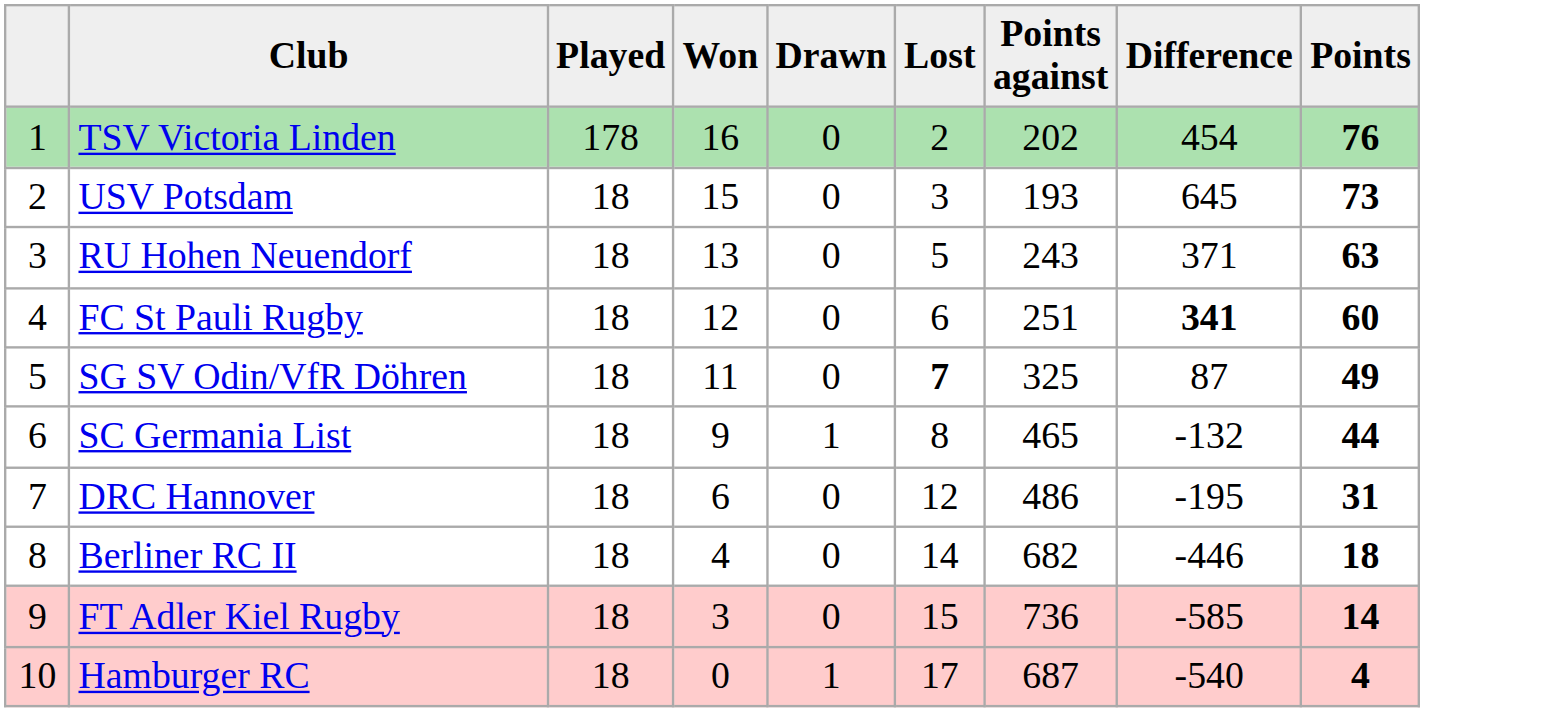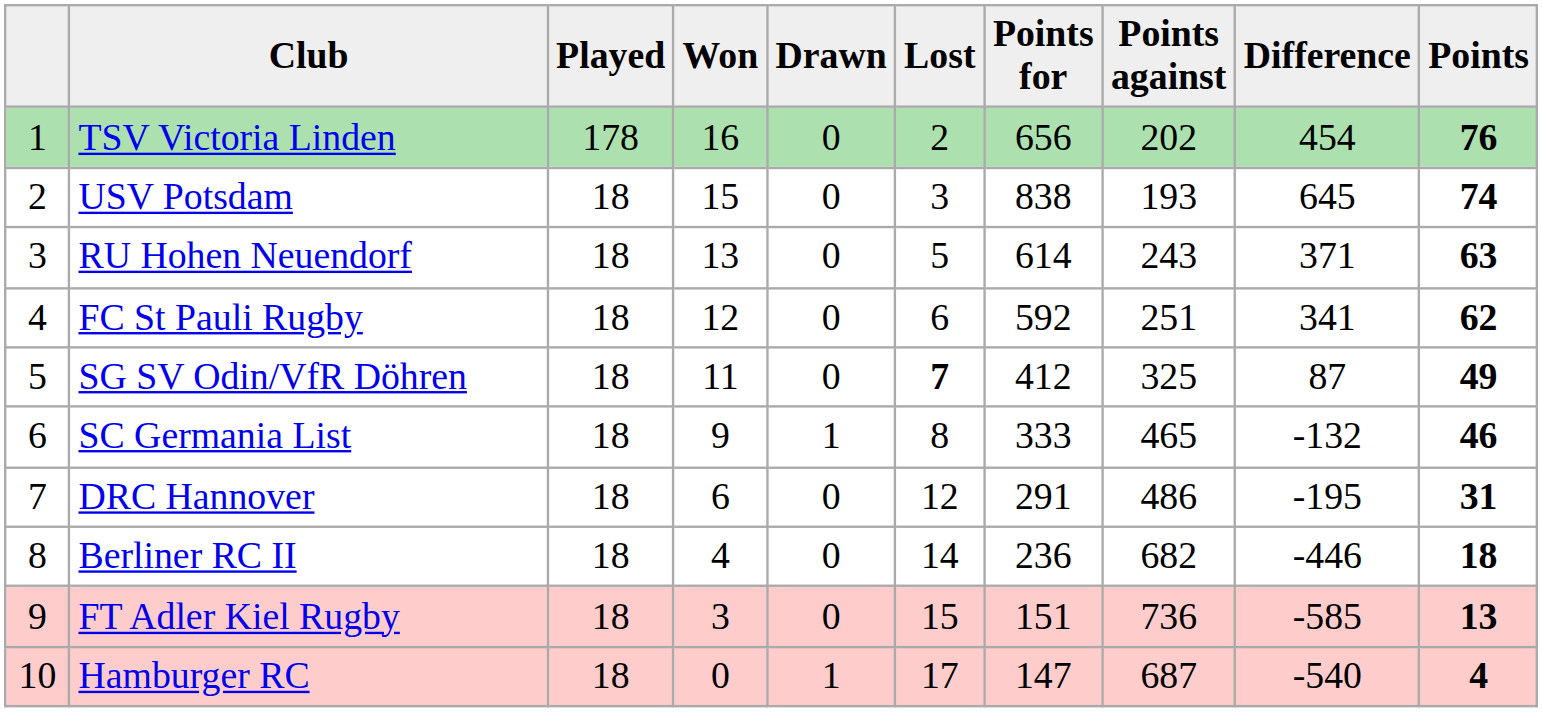+ column: (1043, 55)
(1360, 196) 73 -> (1479, 196) 74
(1209, 316) bold -> (1327, 316) normal
(1360, 316) 60 -> (1479, 316) 62
(1360, 436) 44 -> (1479, 436) 46
(1360, 615) 14 -> (1479, 615) 13
